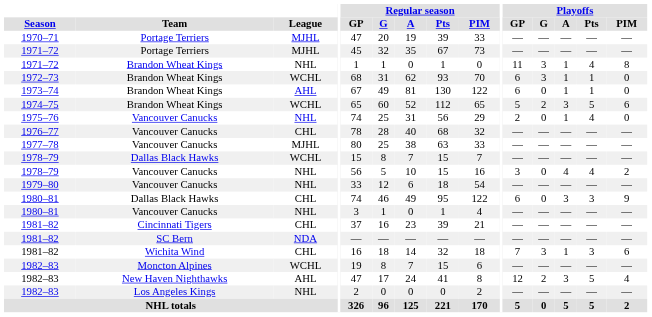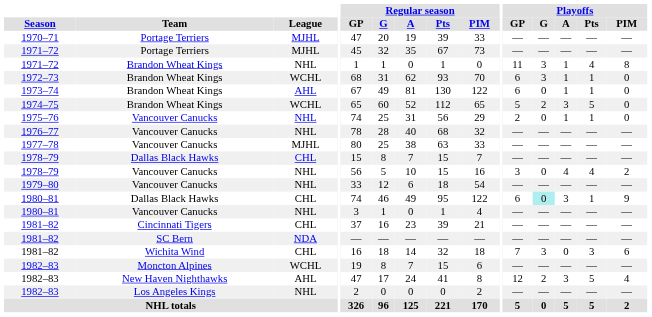(627, 104) 6 -> (627, 104) 0
(592, 118) 4 -> (592, 118) 1
(305, 131) CHL -> (305, 131) NHL
(305, 158) WCHL -> (305, 158) CHL
(544, 198) no background -> (544, 198) paleturquoise background
(592, 198) 3 -> (592, 198) 1
(566, 252) 1 -> (566, 252) 0
